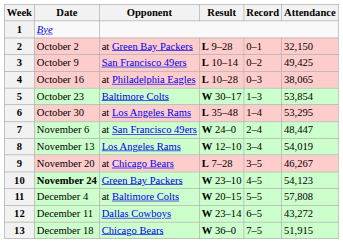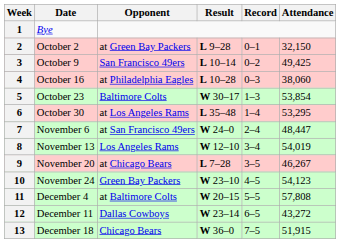(299, 79) 38,065 -> (296, 79) 38,060
(67, 180) bold -> (66, 180) normal
